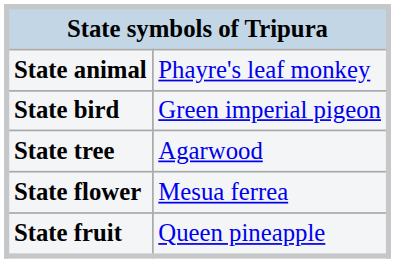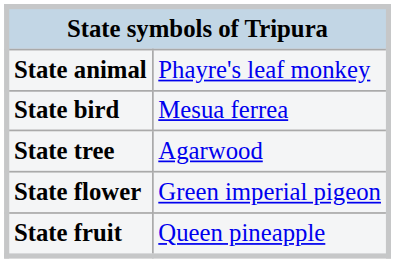(270, 110) Green imperial pigeon -> (223, 110) Mesua ferrea
(223, 191) Mesua ferrea -> (270, 191) Green imperial pigeon
